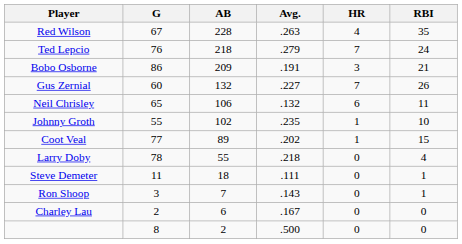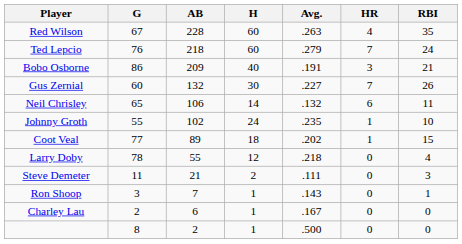+ column: (253, 13)
(223, 175) 18 -> (195, 175) 21
(424, 175) 1 -> (428, 175) 3
